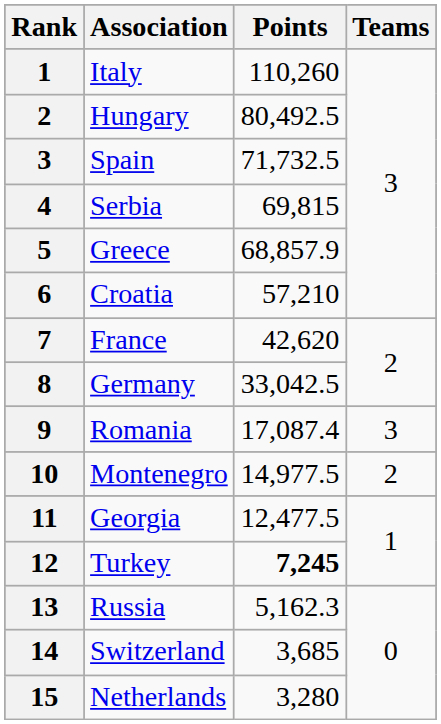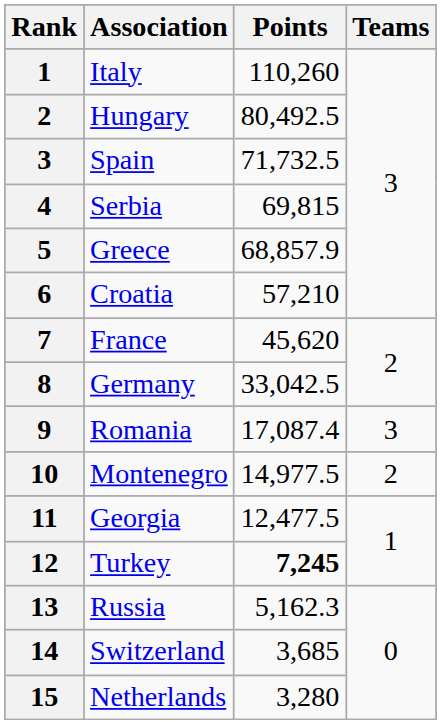(301, 339) 42,620 -> (301, 339) 45,620
